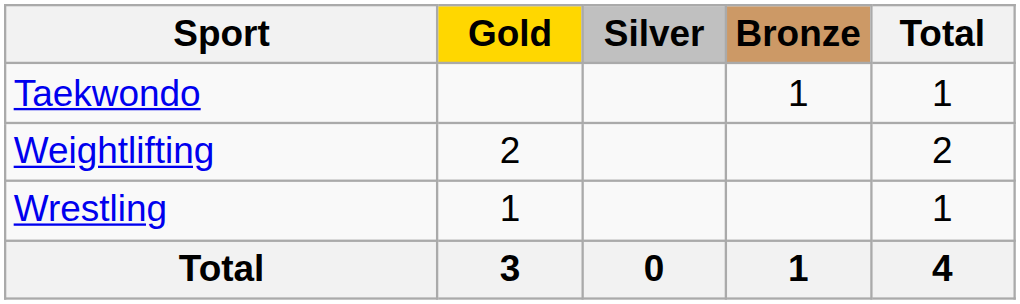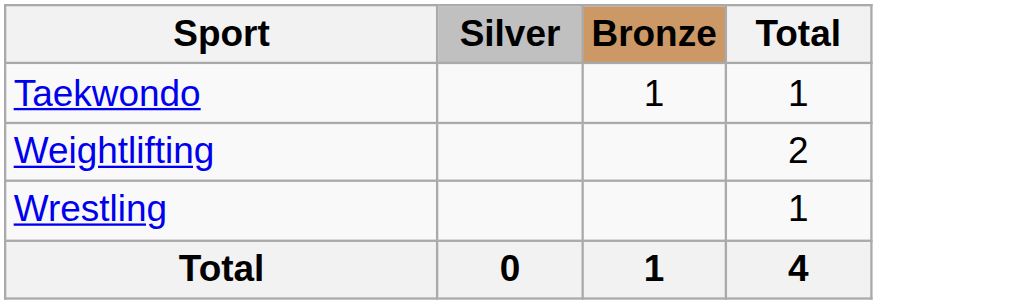- column: (510, 33)
